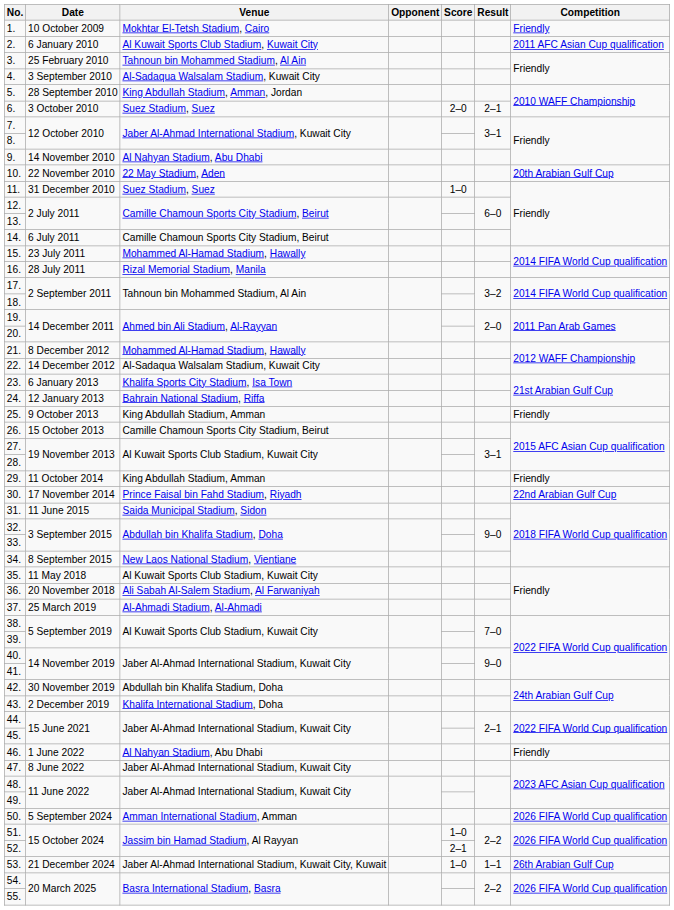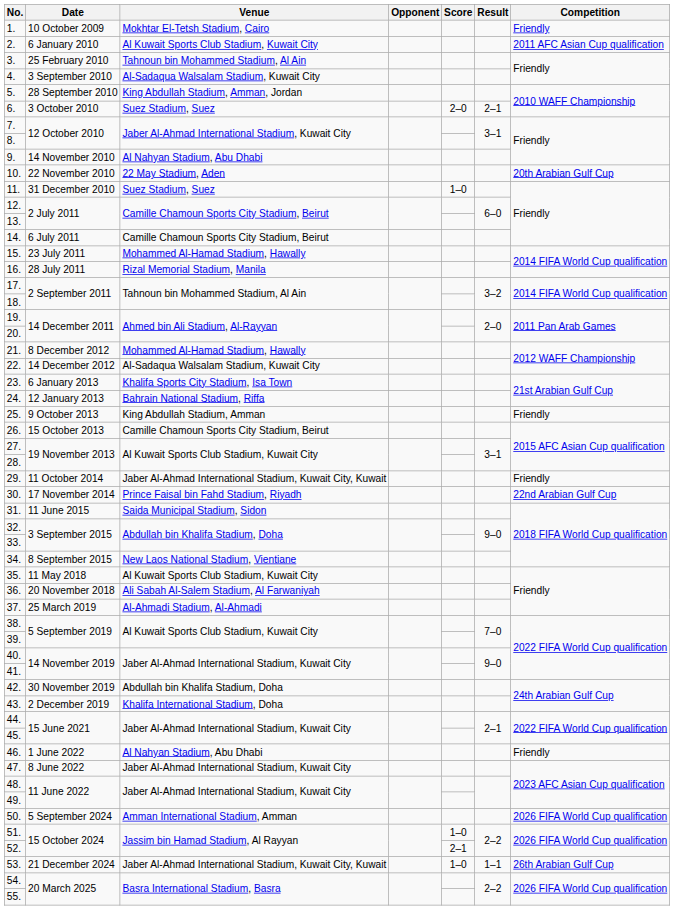(194, 478) King Abdullah Stadium, Amman -> (254, 478) Jaber Al-Ahmad International Stadium, Kuwait City, Kuwait
